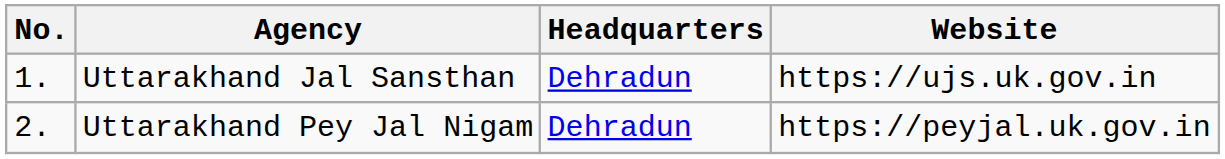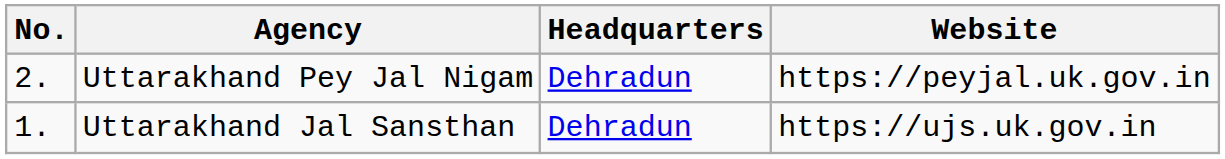rows swapped: (299, 79) <-> (308, 128)
